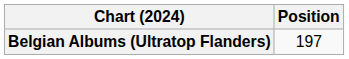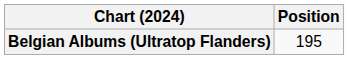(309, 41) 197 -> (309, 41) 195
